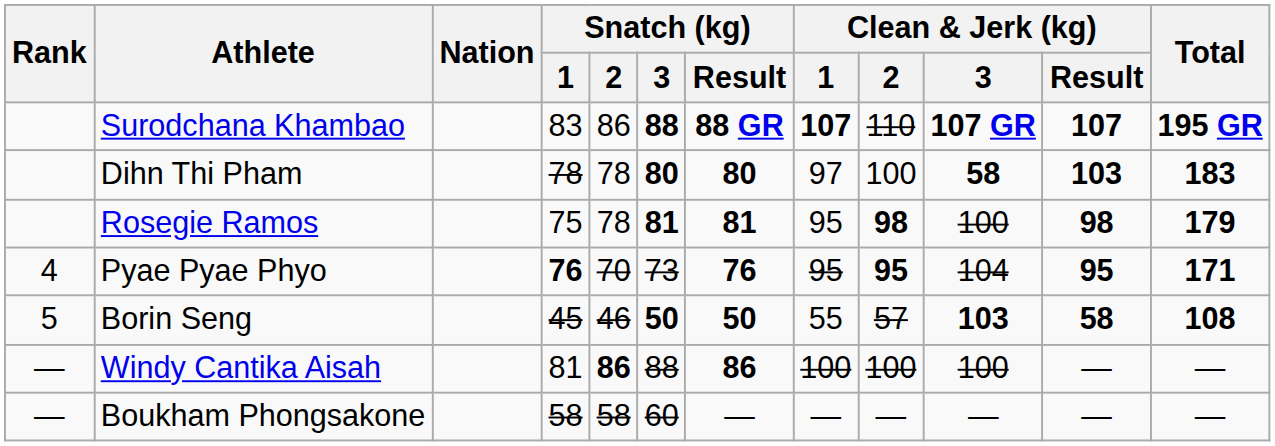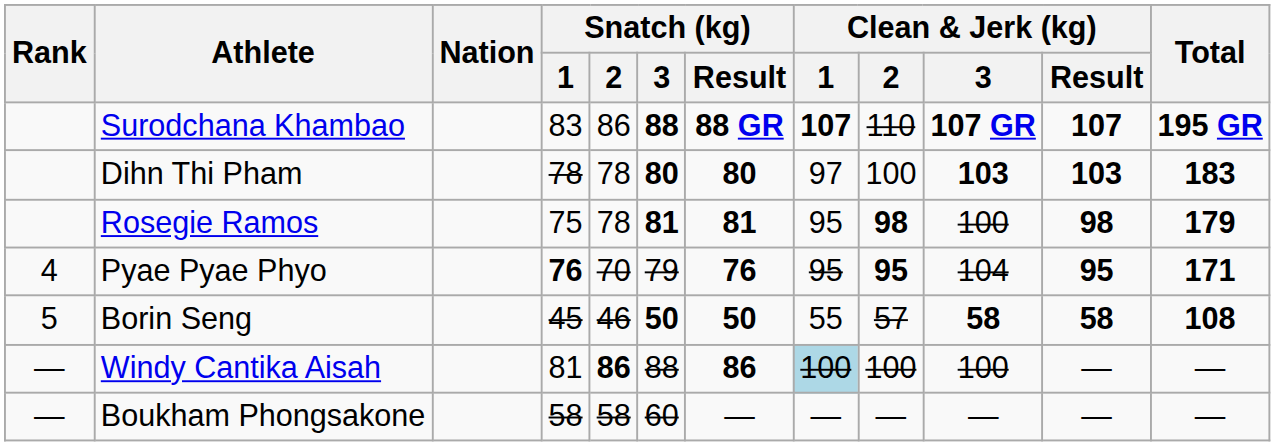(983, 174) 58 -> (983, 174) 103
(662, 271) 73 -> (662, 271) 79
(983, 319) 103 -> (983, 319) 58
(826, 367) no background -> (826, 367) lightblue background
